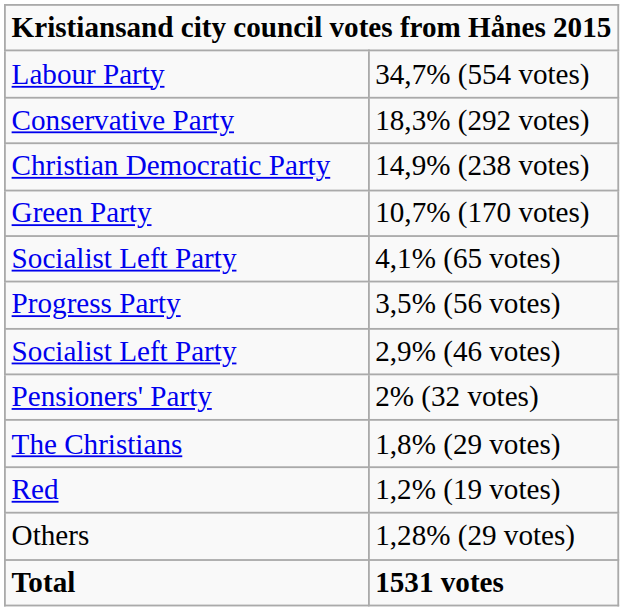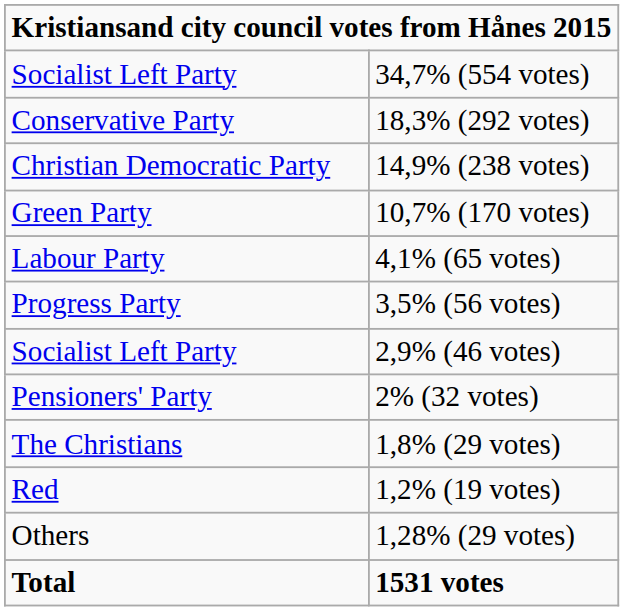(88, 73) Labour Party -> (124, 73) Socialist Left Party
(124, 258) Socialist Left Party -> (88, 258) Labour Party
